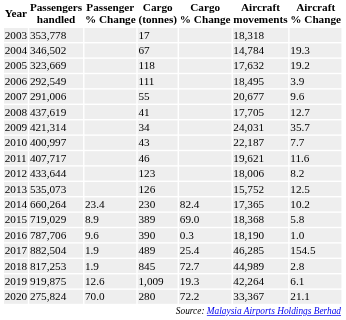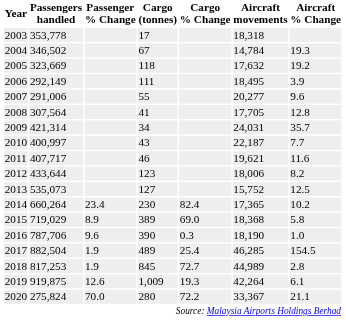(48, 81) 292,549 -> (48, 81) 292,149
(249, 96) 20,677 -> (249, 96) 20,277
(48, 112) 437,619 -> (48, 112) 307,564
(300, 112) 12.7 -> (300, 112) 12.8
(147, 189) 126 -> (147, 189) 127
